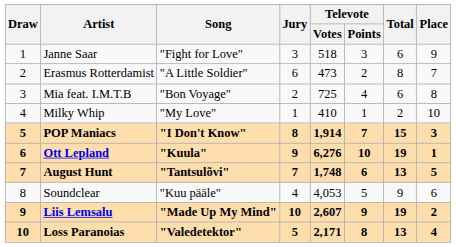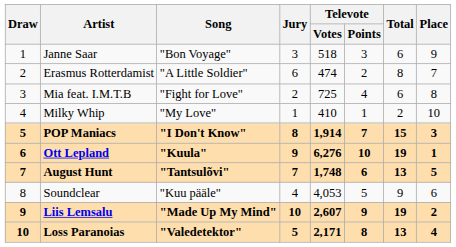(201, 53) "Fight for Love" -> (195, 53) "Bon Voyage"
(327, 73) 473 -> (327, 73) 474
(195, 93) "Bon Voyage" -> (201, 93) "Fight for Love"
